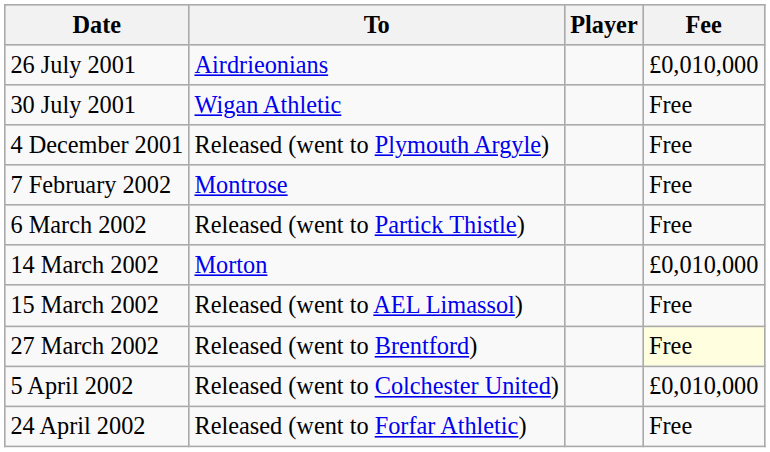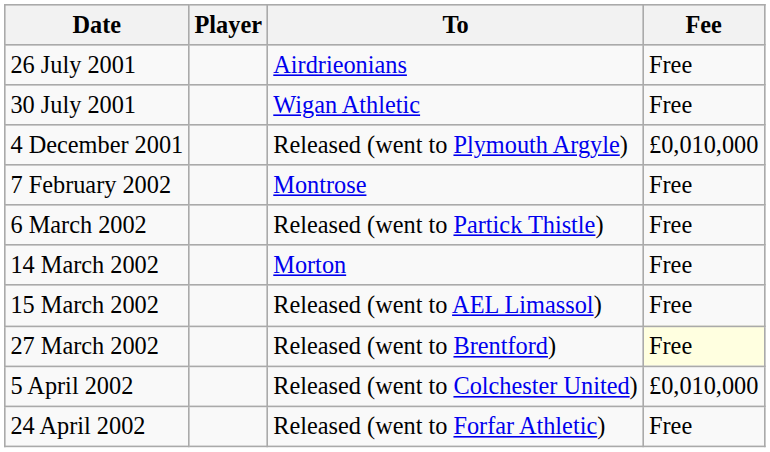columns swapped: (604, 24) <-> (377, 24)
(704, 64) £0,010,000 -> (671, 64) Free
(671, 145) Free -> (704, 145) £0,010,000
(704, 265) £0,010,000 -> (671, 265) Free
